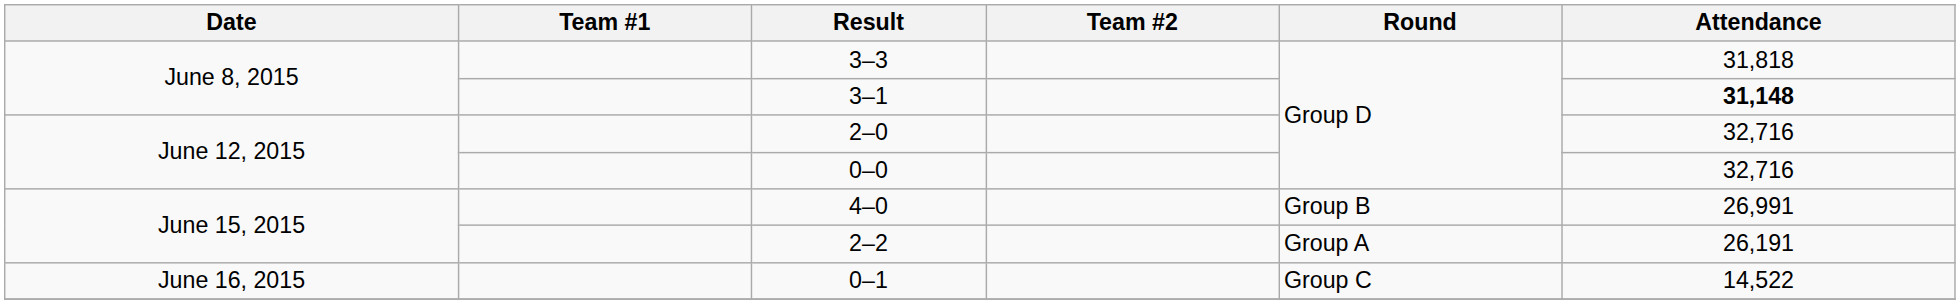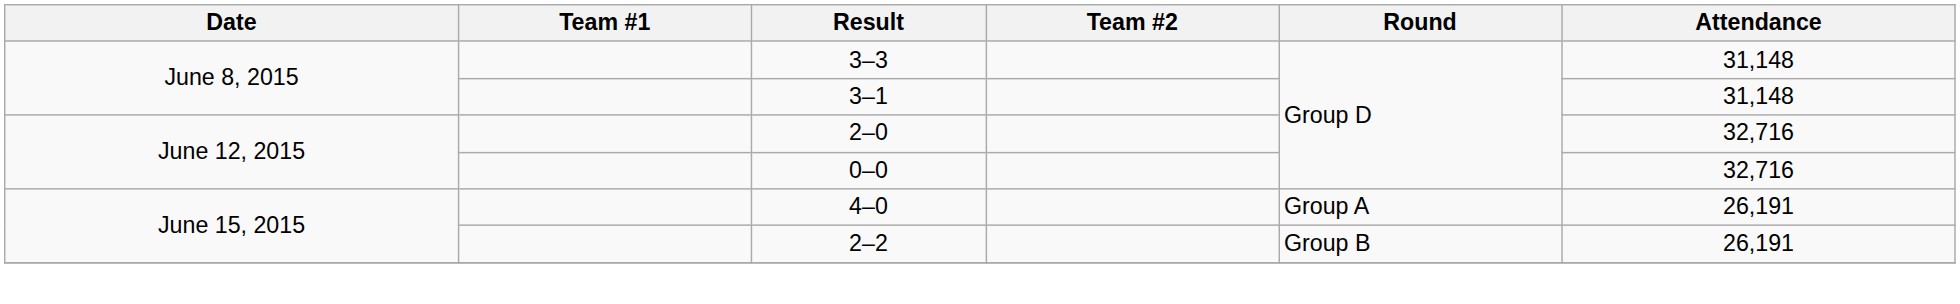(1759, 59) 31,818 -> (1759, 59) 31,148
(1759, 96) bold -> (1759, 96) normal
(1327, 206) Group B -> (1327, 206) Group A
(1759, 206) 26,991 -> (1759, 206) 26,191
(1327, 243) Group A -> (1327, 243) Group B
- row: (868, 280)
